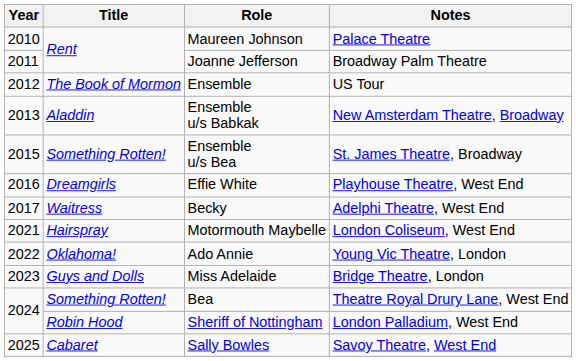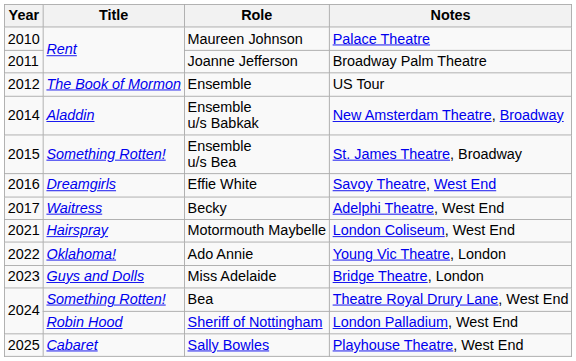(24, 115) 2013 -> (24, 115) 2014
(428, 185) Playhouse Theatre, West End -> (414, 185) Savoy Theatre, West End
(414, 345) Savoy Theatre, West End -> (428, 345) Playhouse Theatre, West End
